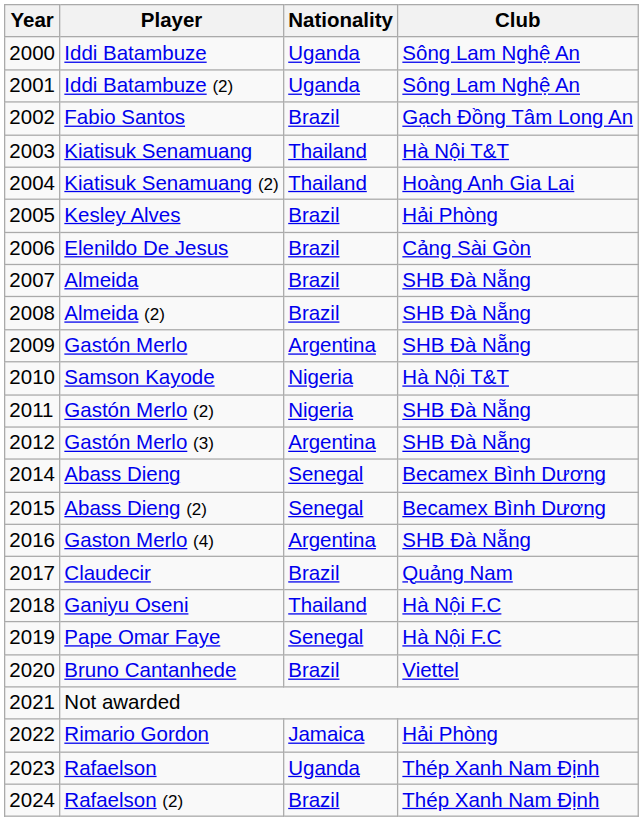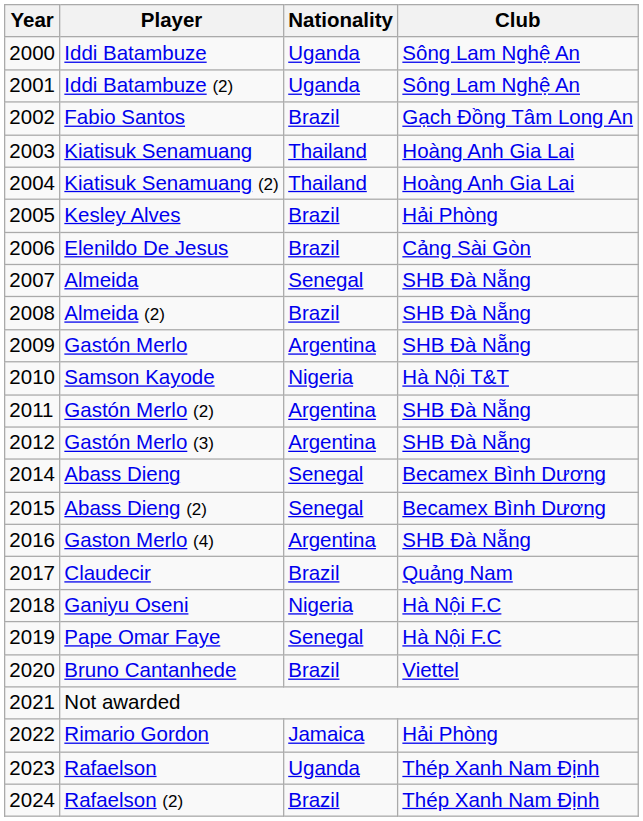(456, 150) Hà Nội T&T -> (488, 150) Hoàng Anh Gia Lai
(314, 280) Brazil -> (326, 280) Senegal
(321, 410) Nigeria -> (332, 410) Argentina
(328, 605) Thailand -> (321, 605) Nigeria
